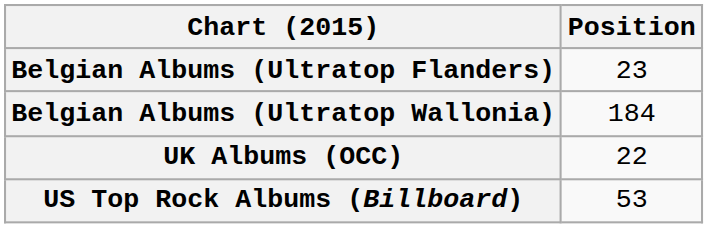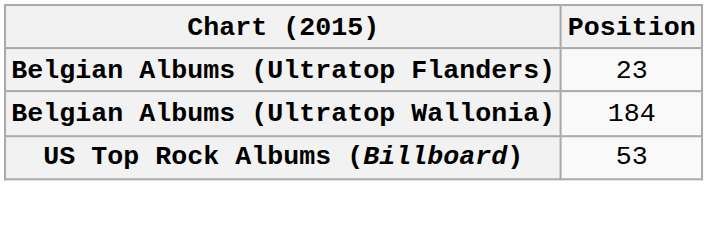- row: (283, 157)
